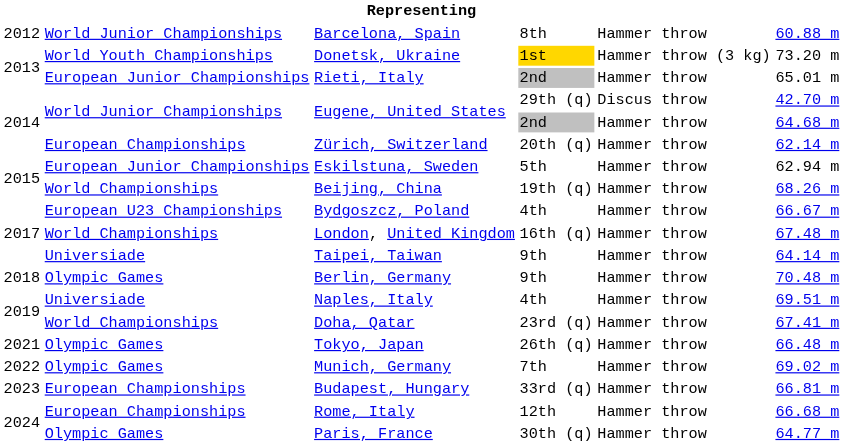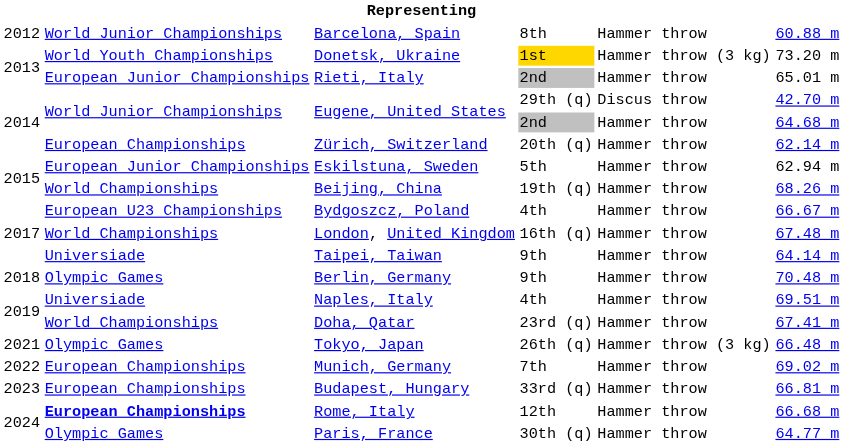(652, 345) Hammer throw -> (684, 345) Hammer throw (3 kg)
(104, 367) Olympic Games -> (145, 367) European Championships
(145, 411) normal -> (145, 411) bold
